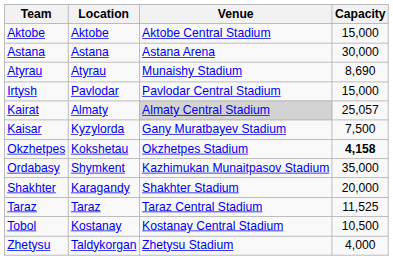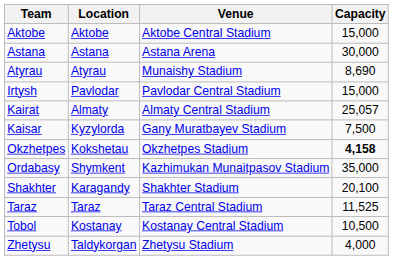(206, 110) lightgrey background -> (206, 110) no background
(360, 187) 20,000 -> (360, 187) 20,100
